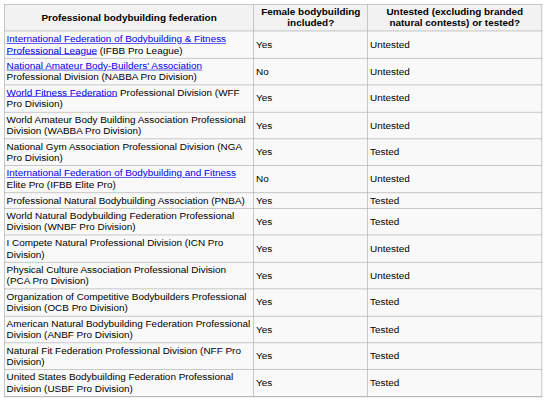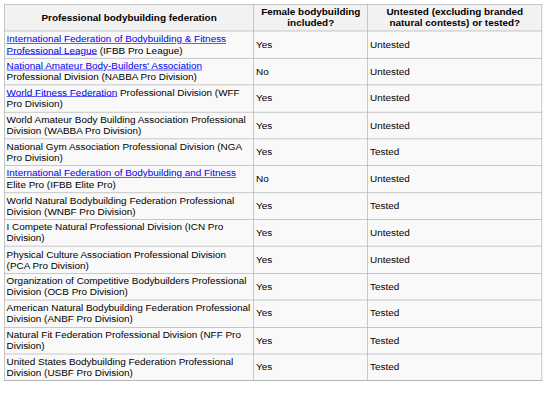- row: (126, 200)
